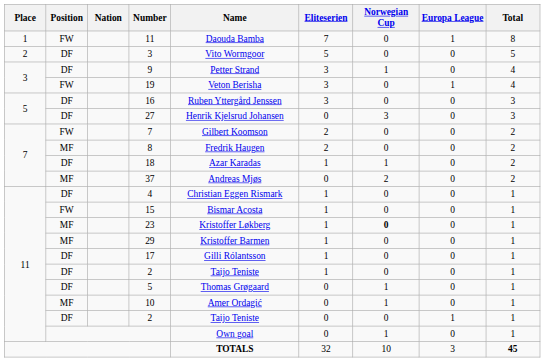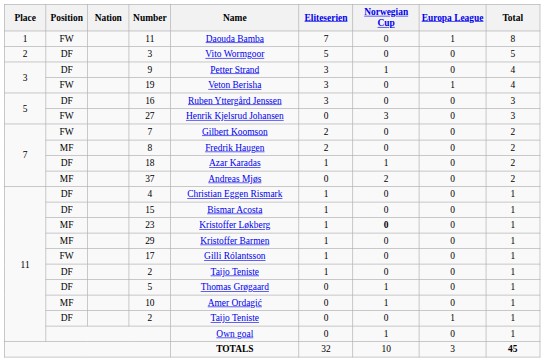(67, 116) DF -> (67, 116) FW
(67, 210) FW -> (67, 210) DF
(67, 256) DF -> (67, 256) FW
